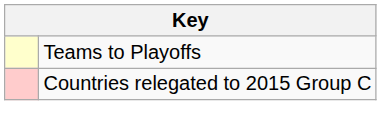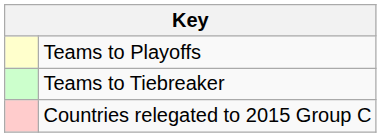+ row: (134, 83)
